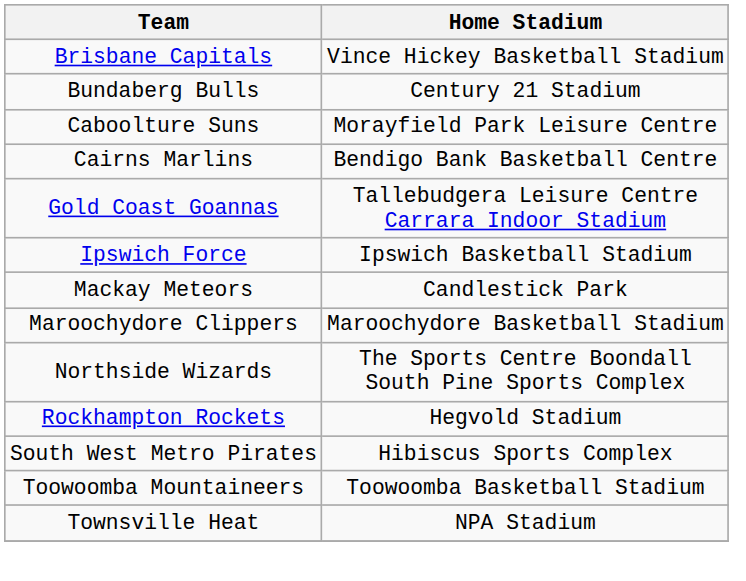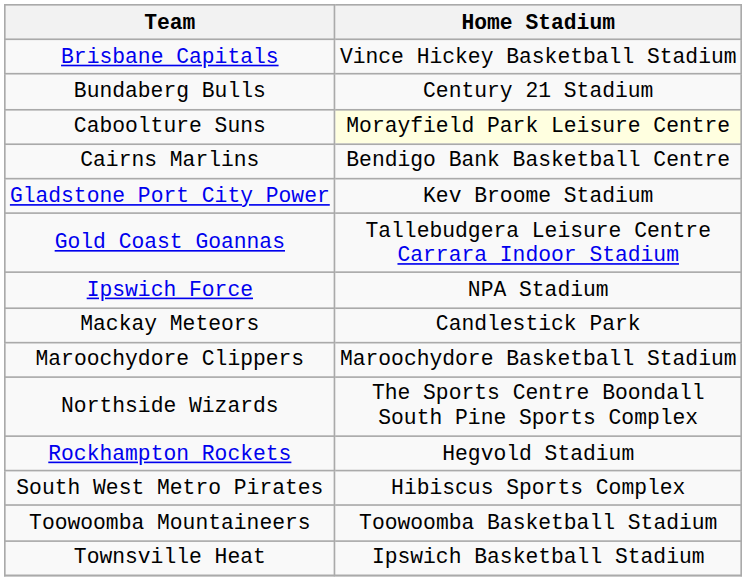(525, 126) no background -> (538, 126) lightyellow background
+ row: (170, 196)
(525, 255) Ipswich Basketball Stadium -> (538, 290) NPA Stadium
(525, 523) NPA Stadium -> (538, 558) Ipswich Basketball Stadium
